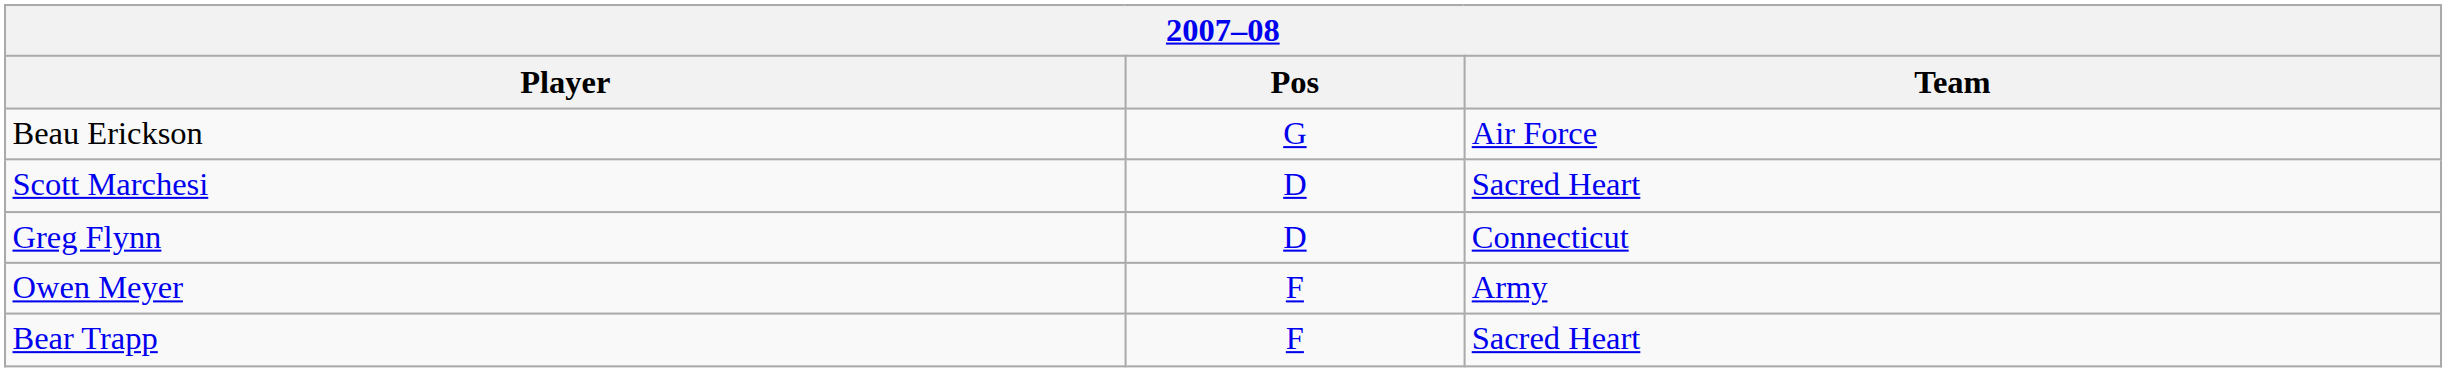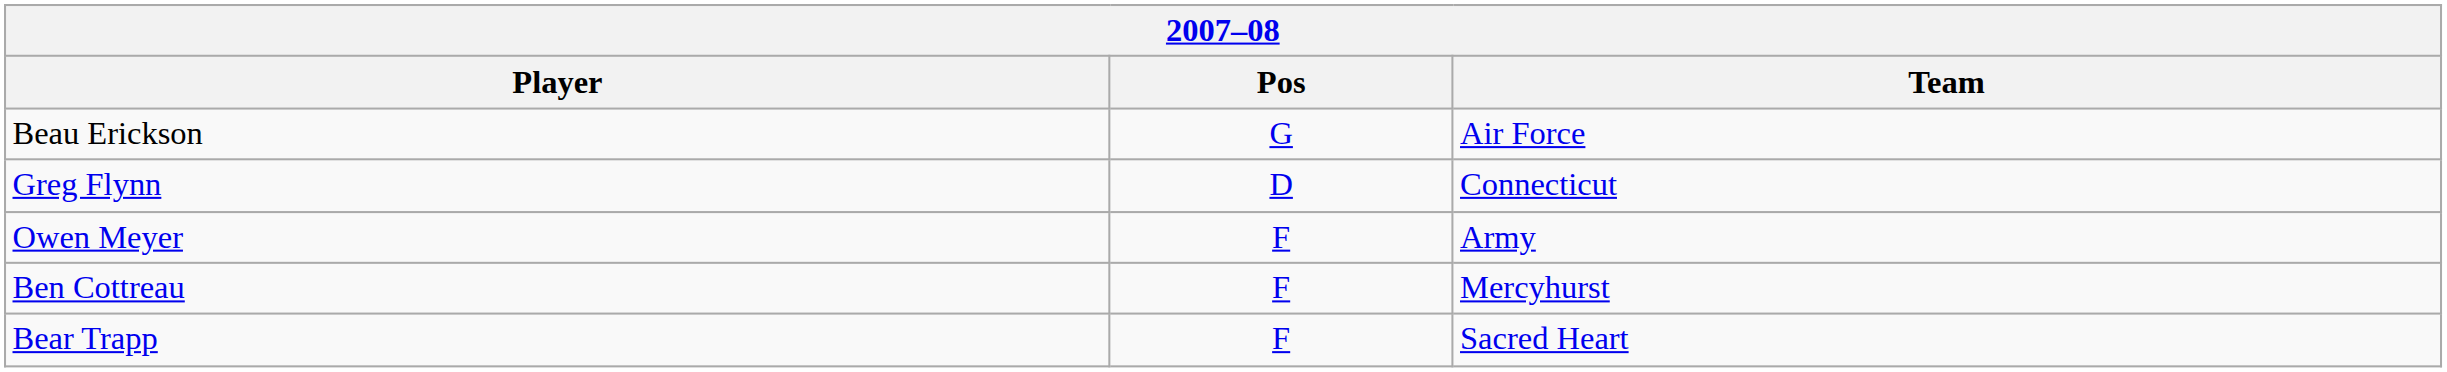- row: (110, 184)
+ row: (99, 287)
